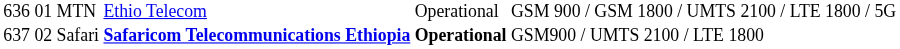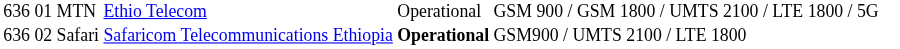(17, 35) 637 -> (17, 35) 636
(257, 35) bold -> (248, 35) normal
